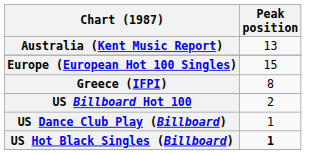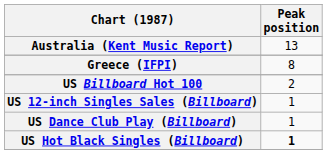- row: (122, 65)
+ row: (133, 103)
